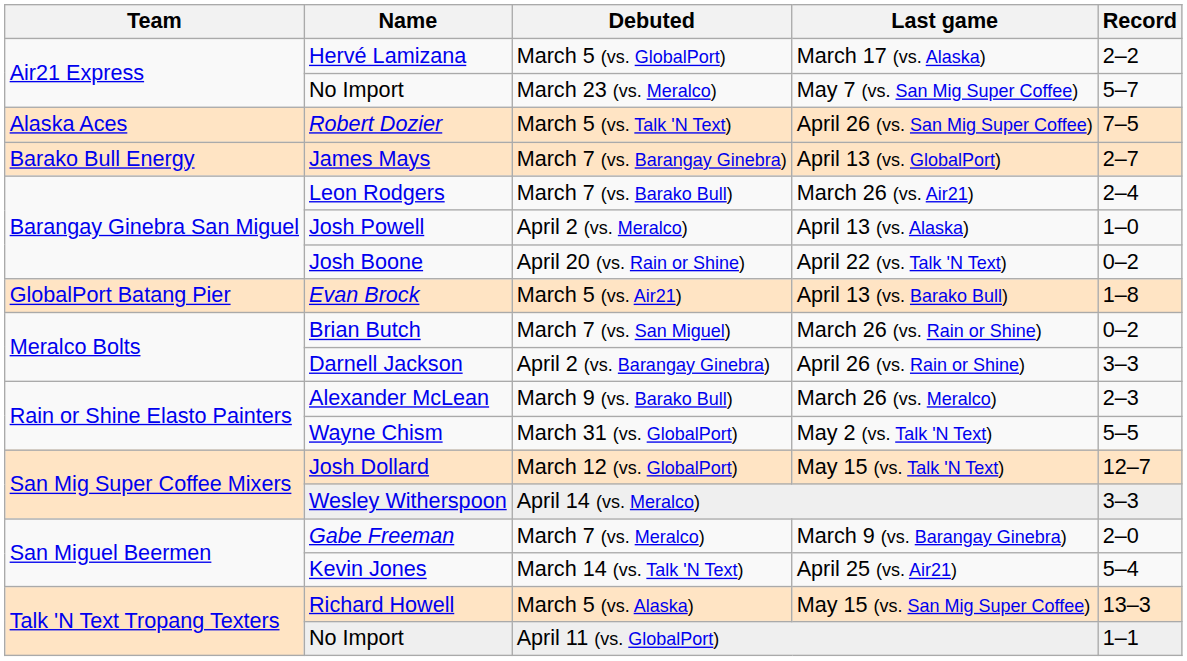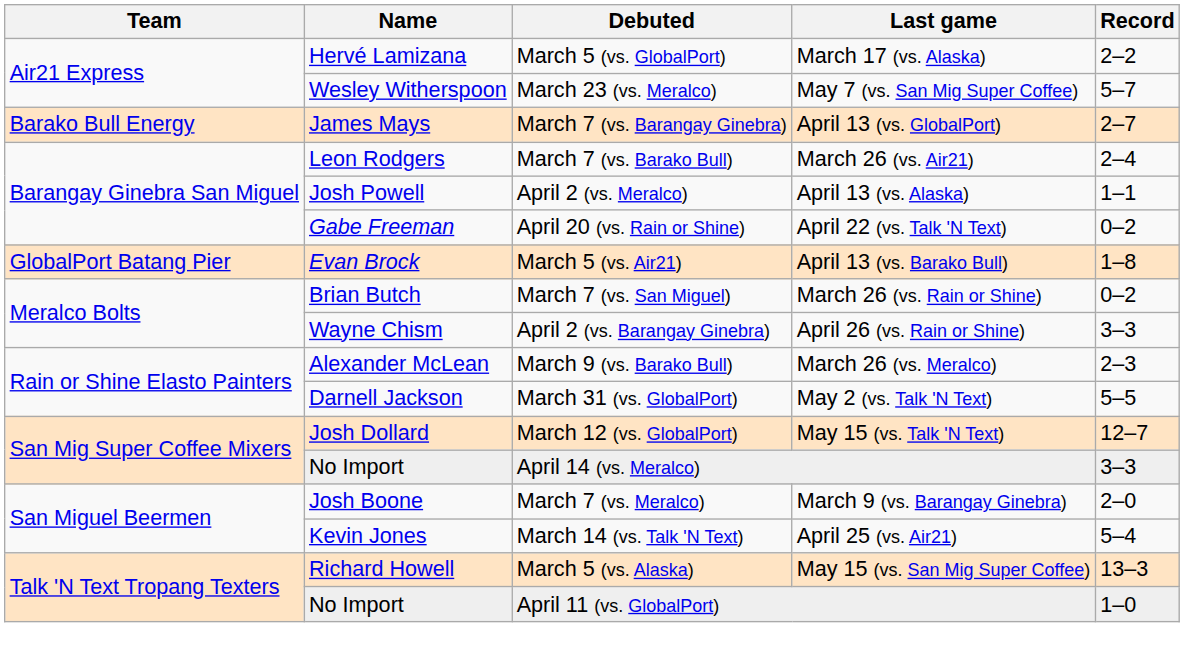(356, 90) No Import -> (408, 90) Wesley Witherspoon
- row: (624, 124)
(1121, 227) 1–0 -> (1118, 192) 1–1
(366, 261) Josh Boone -> (382, 227) Gabe Freeman
(386, 364) Darnell Jackson -> (376, 329) Wayne Chism
(376, 432) Wayne Chism -> (386, 398) Darnell Jackson
(408, 501) Wesley Witherspoon -> (356, 466) No Import
(382, 535) Gabe Freeman -> (366, 501) Josh Boone
(1121, 638) 1–1 -> (1118, 603) 1–0
